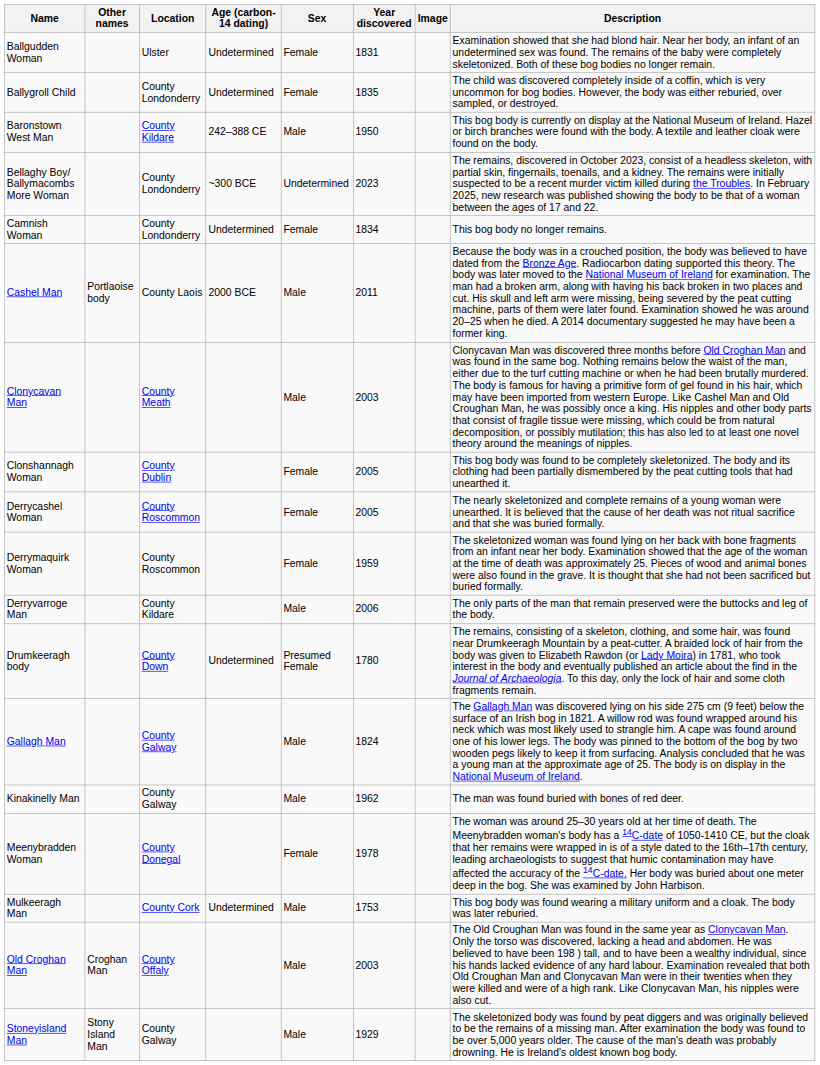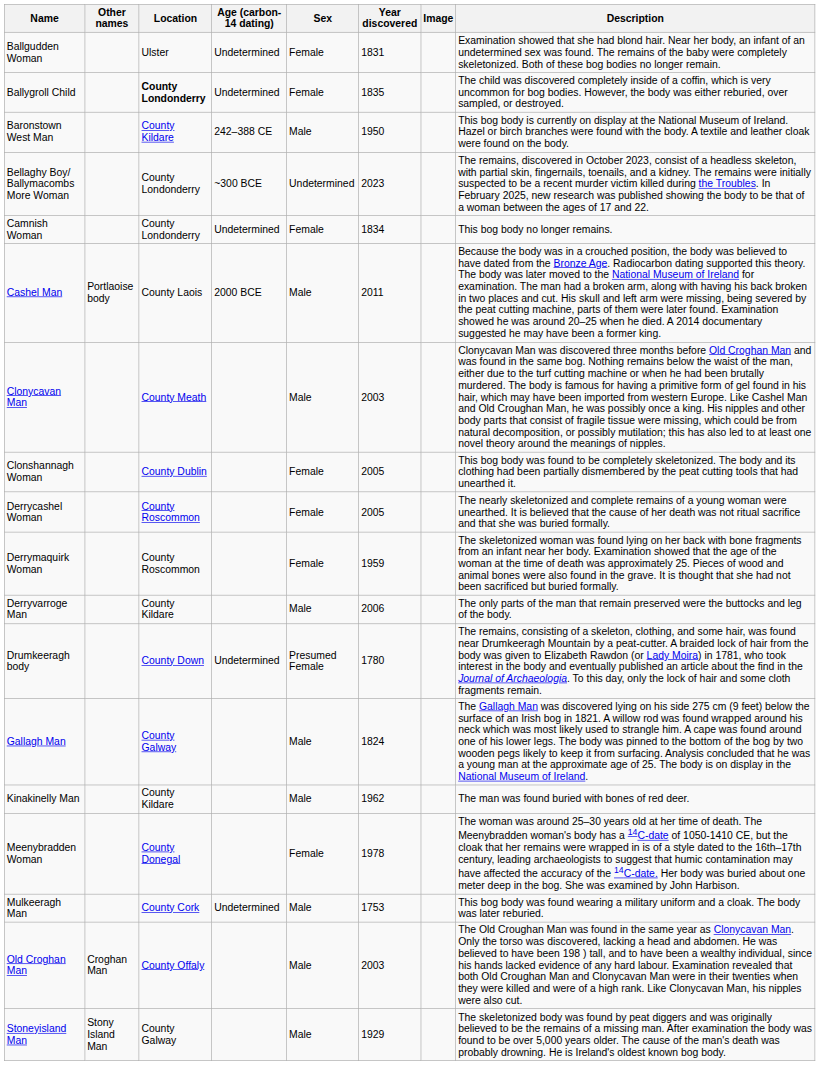(171, 92) normal -> (174, 92) bold
(159, 799) County Galway -> (158, 799) County Kildare
